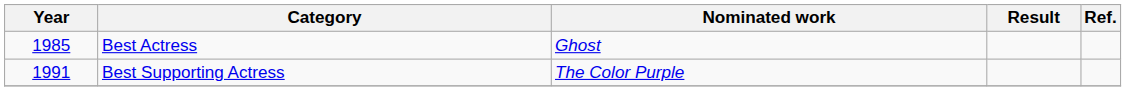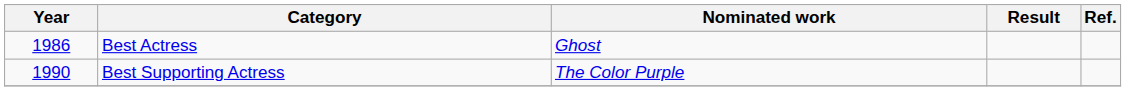(51, 45) 1985 -> (51, 45) 1986
(51, 72) 1991 -> (51, 72) 1990
